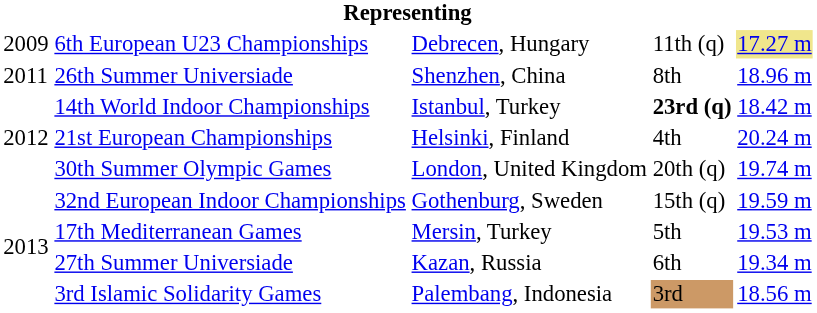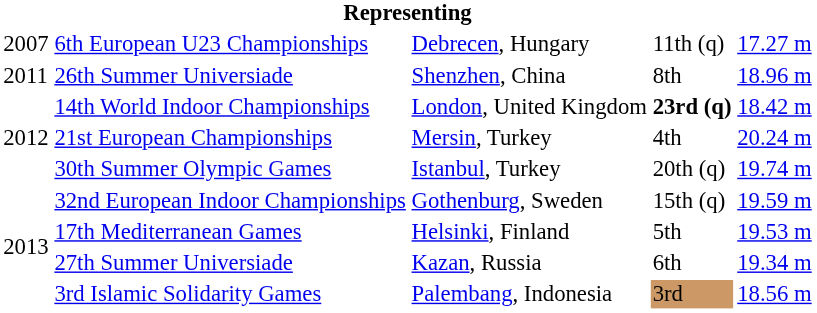(26, 44) 2009 -> (26, 44) 2007
(774, 44) khaki background -> (774, 44) no background
(486, 106) Istanbul, Turkey -> (529, 106) London, United Kingdom
(490, 137) Helsinki, Finland -> (482, 137) Mersin, Turkey
(529, 169) London, United Kingdom -> (486, 169) Istanbul, Turkey
(482, 231) Mersin, Turkey -> (490, 231) Helsinki, Finland
